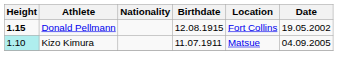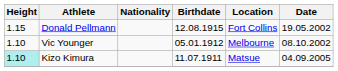(16, 27) bold -> (16, 27) normal
+ row: (67, 43)
